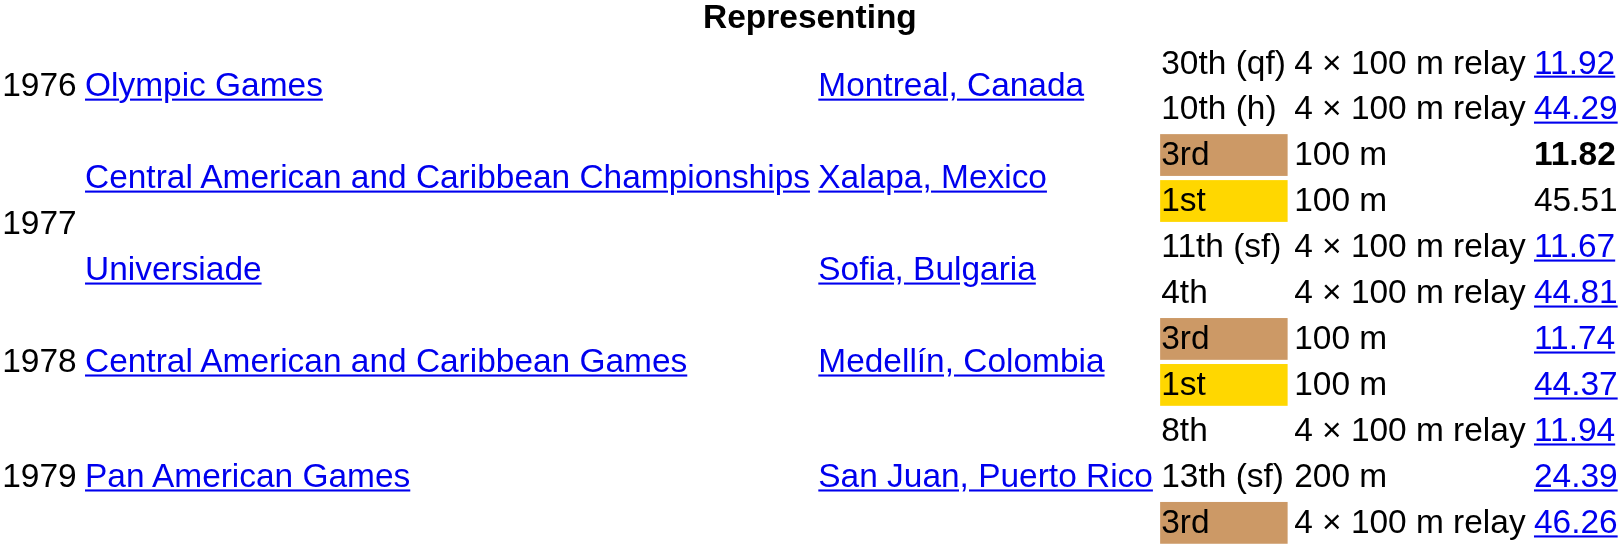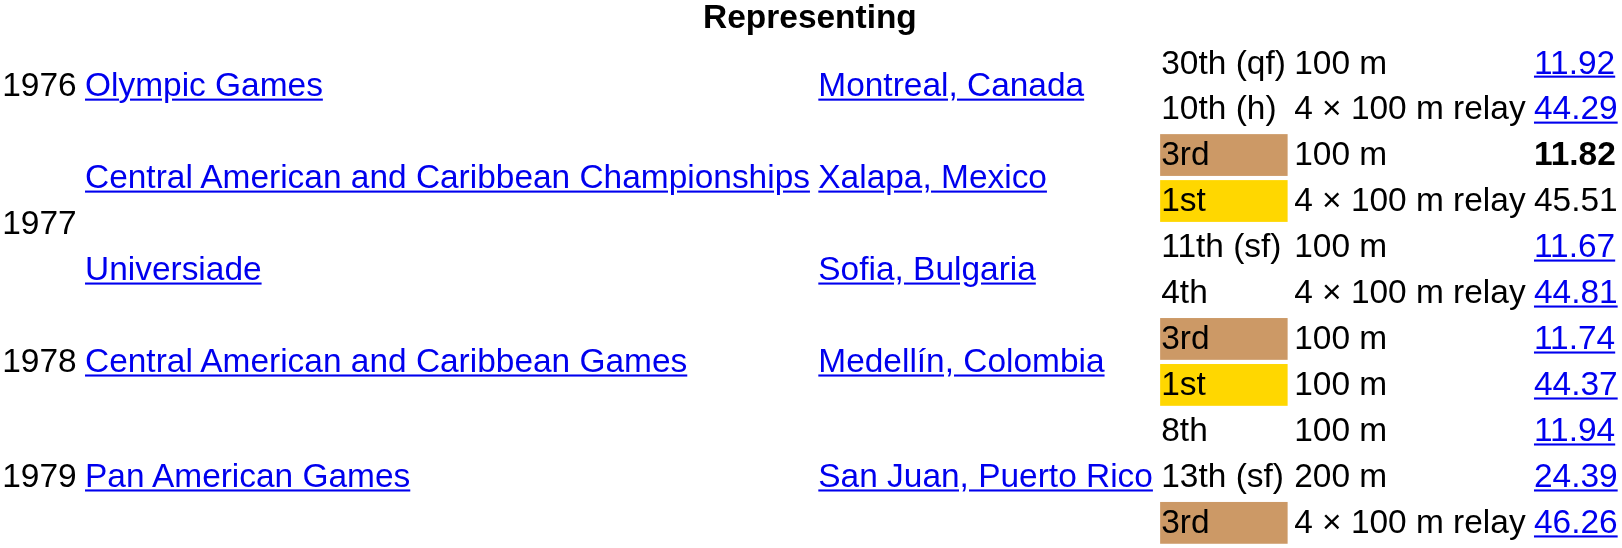(1410, 62) 4 × 100 m relay -> (1341, 62) 100 m
(1341, 200) 100 m -> (1410, 200) 4 × 100 m relay
(1410, 246) 4 × 100 m relay -> (1341, 246) 100 m
(1410, 430) 4 × 100 m relay -> (1341, 430) 100 m
